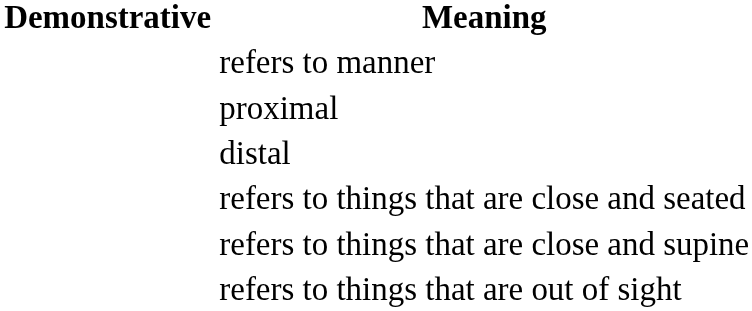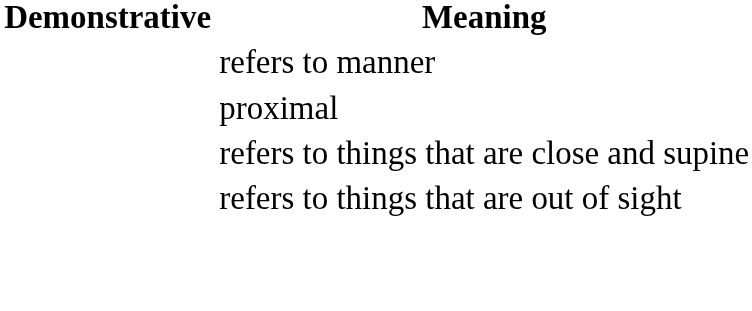- row: (255, 153)
- row: (482, 198)
